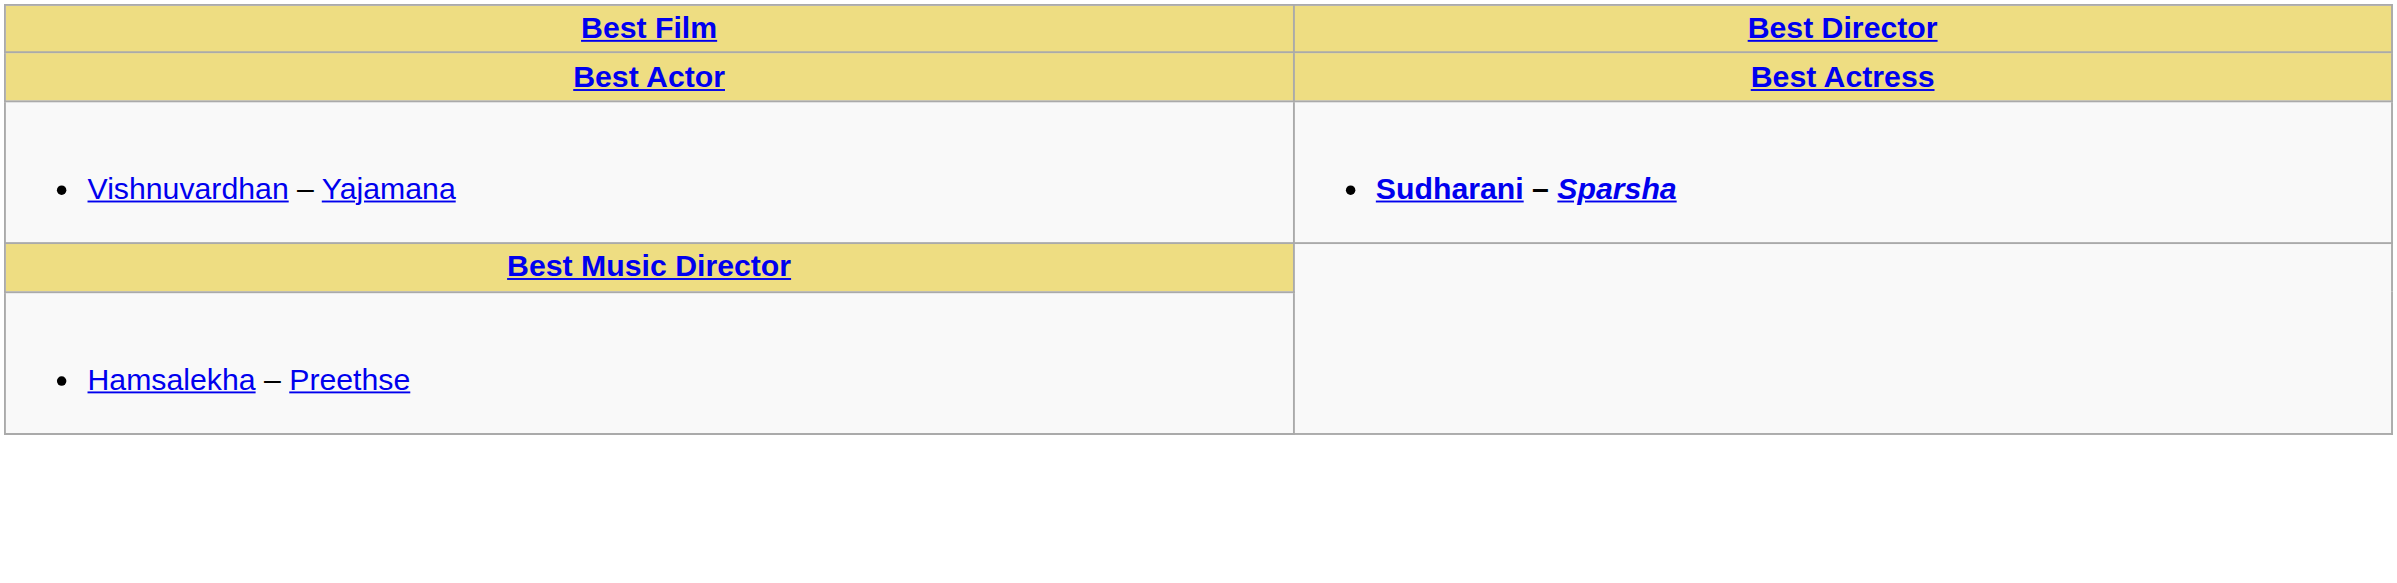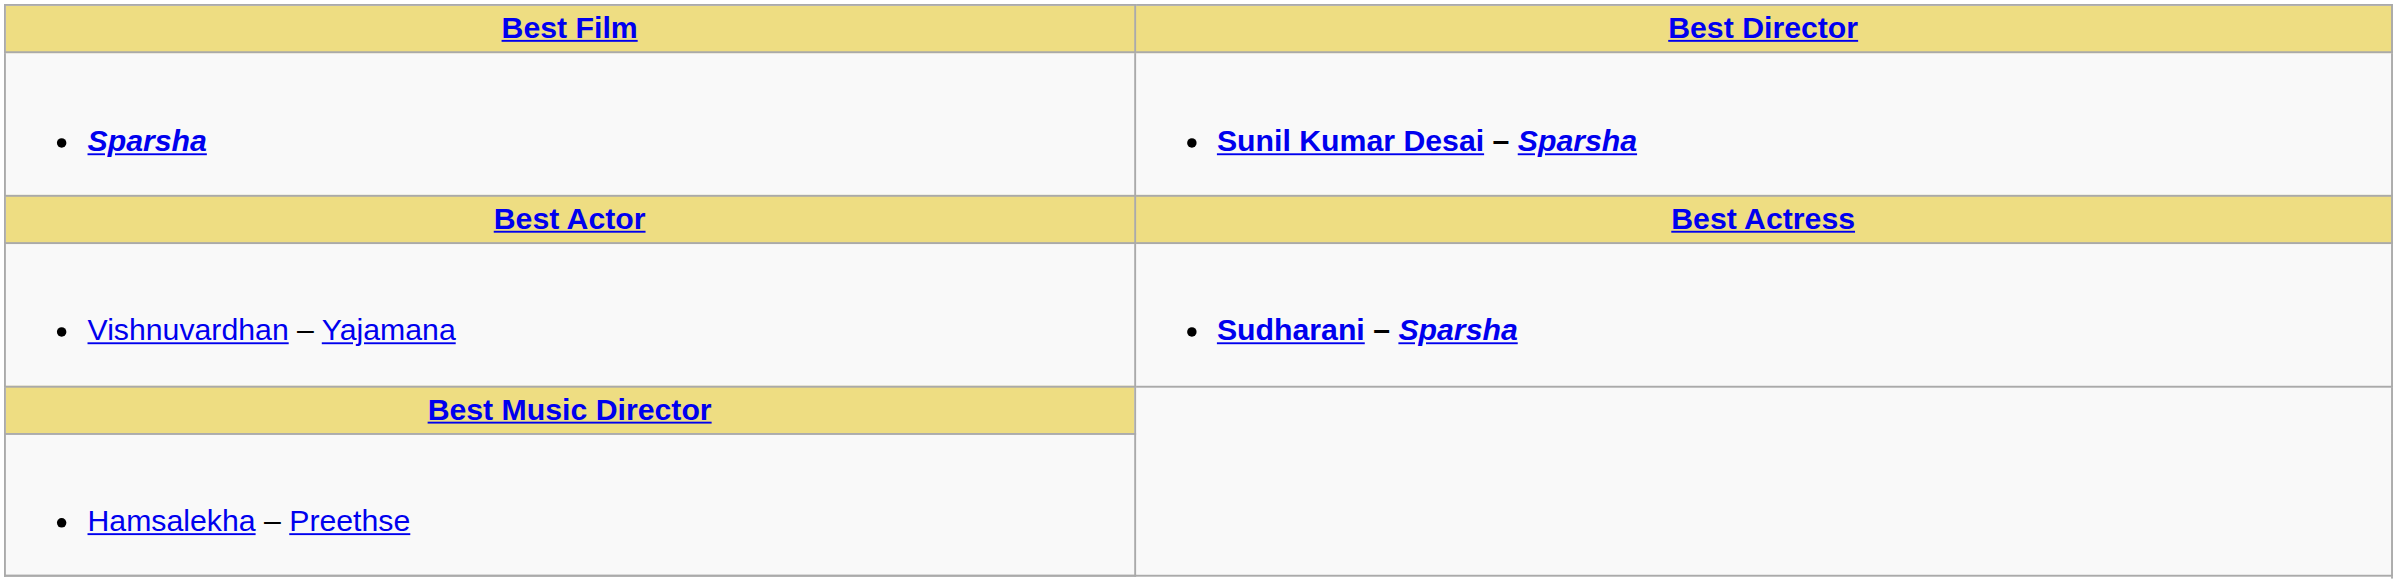+ row: (570, 141)
